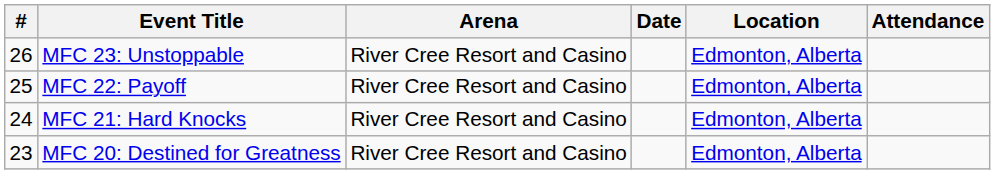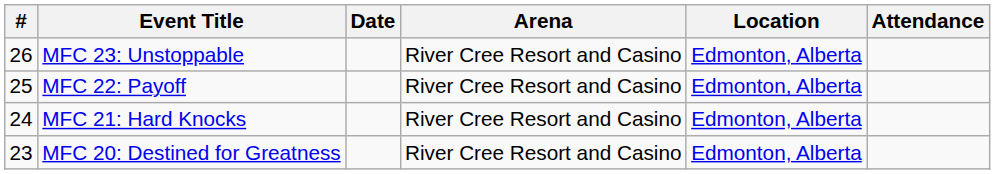columns swapped: (659, 21) <-> (489, 21)
